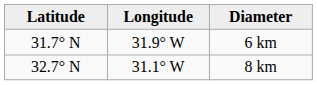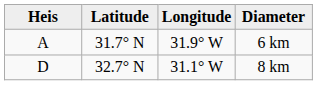+ column: (43, 17)
